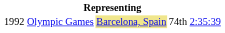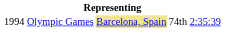(14, 21) 1992 -> (14, 21) 1994
